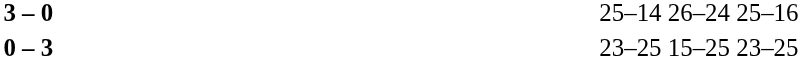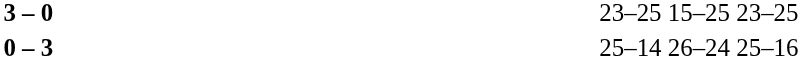(699, 12) 25–14 26–24 25–16 -> (699, 12) 23–25 15–25 23–25
(699, 47) 23–25 15–25 23–25 -> (699, 47) 25–14 26–24 25–16
